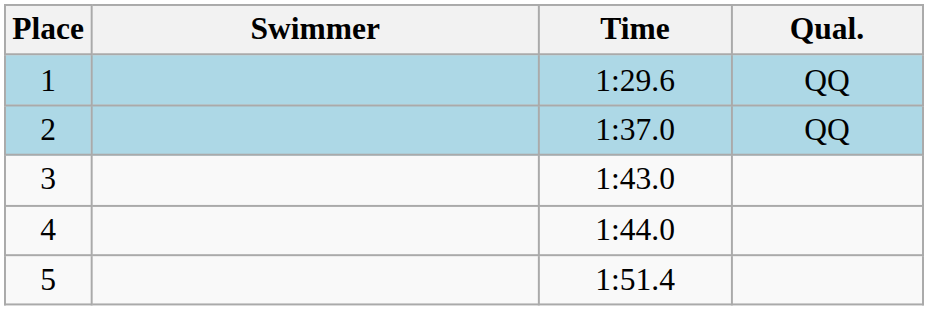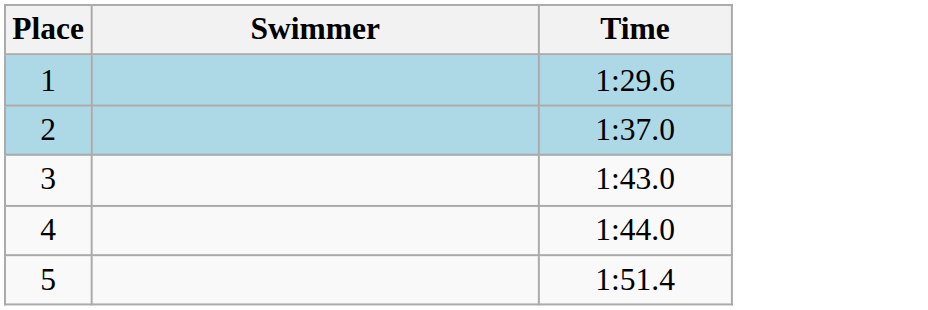- column: (827, 29)
